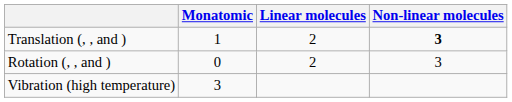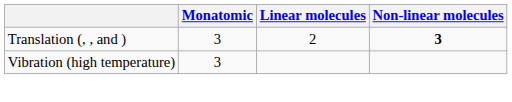(217, 39) 1 -> (217, 39) 3
- row: (59, 62)
